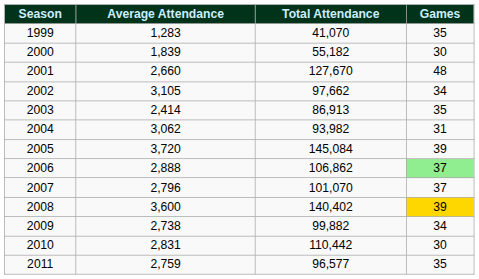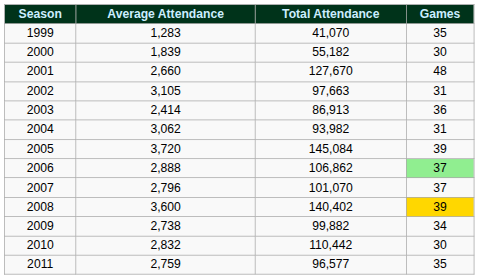(331, 91) 97,662 -> (331, 91) 97,663
(440, 91) 34 -> (440, 91) 31
(440, 110) 35 -> (440, 110) 36
(166, 245) 2,831 -> (166, 245) 2,832
